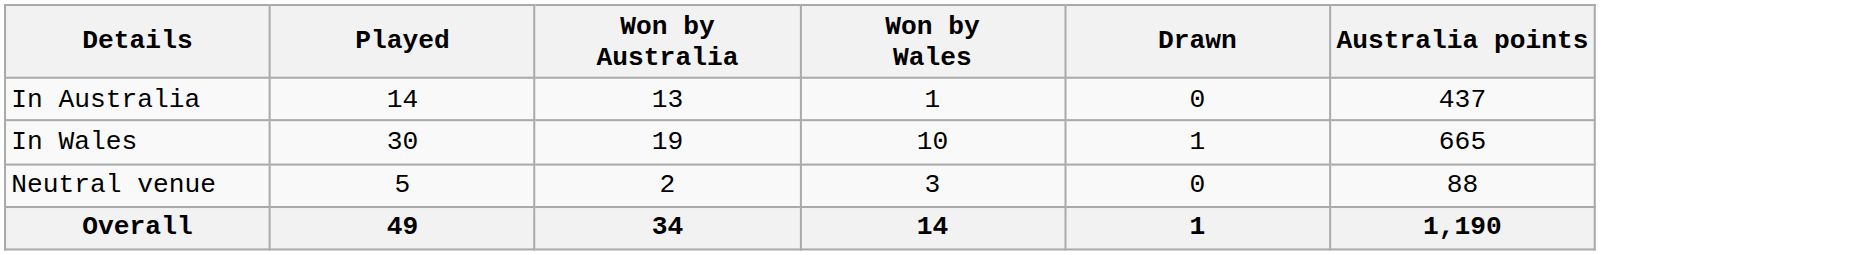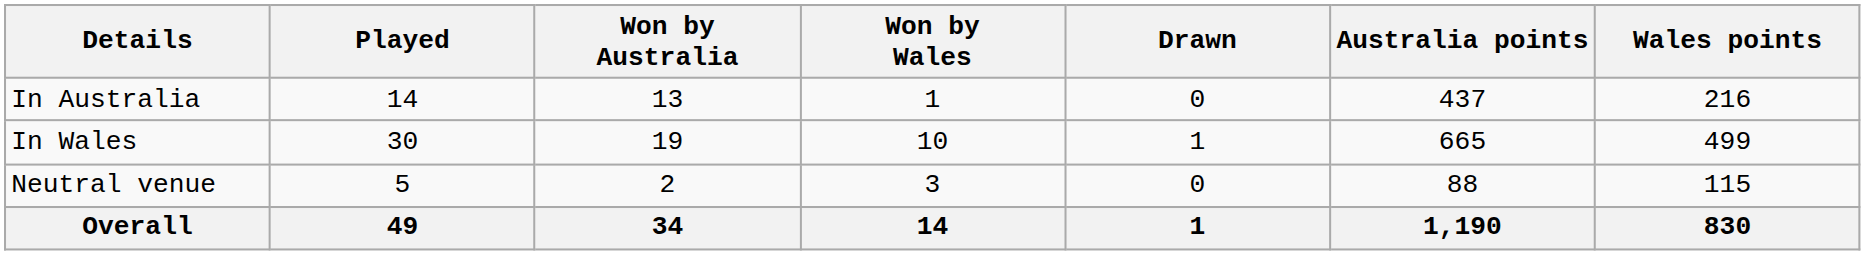+ column: (1728, 42)
